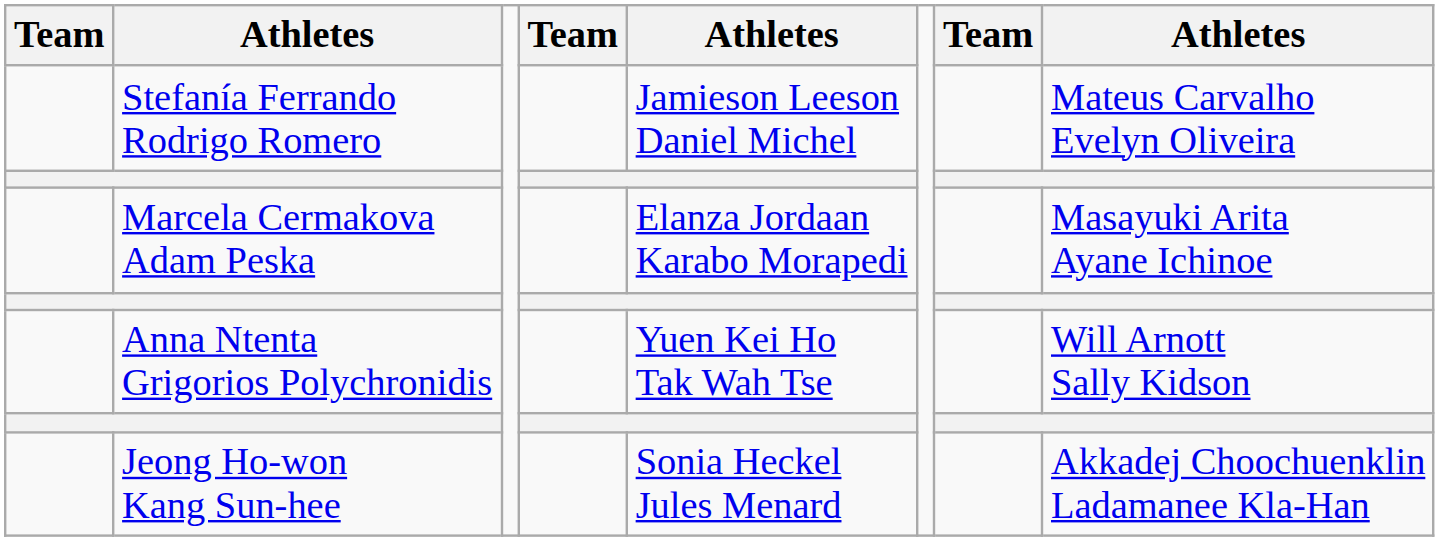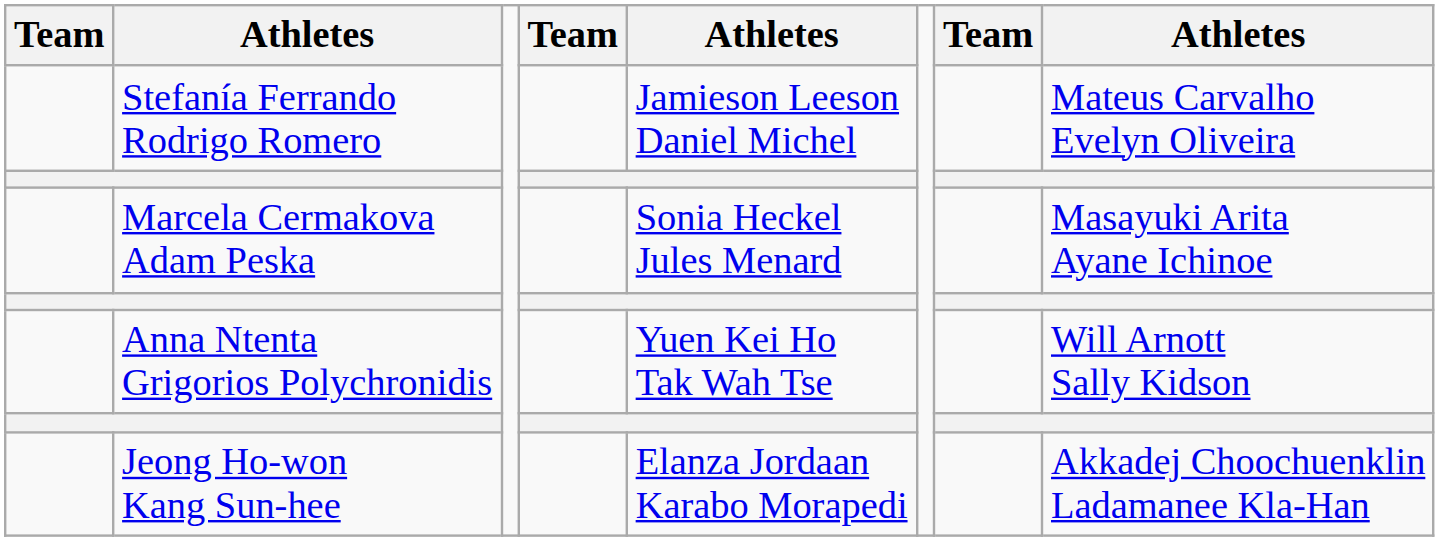(772, 239) Elanza Jordaan Karabo Morapedi -> (739, 239) Sonia Heckel Jules Menard
(739, 482) Sonia Heckel Jules Menard -> (772, 482) Elanza Jordaan Karabo Morapedi
